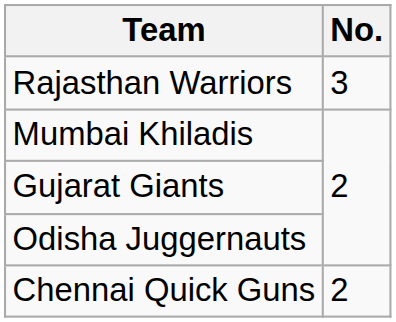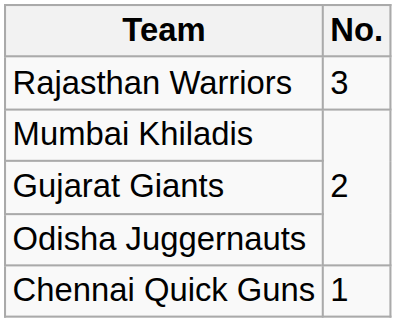(339, 290) 2 -> (339, 290) 1
